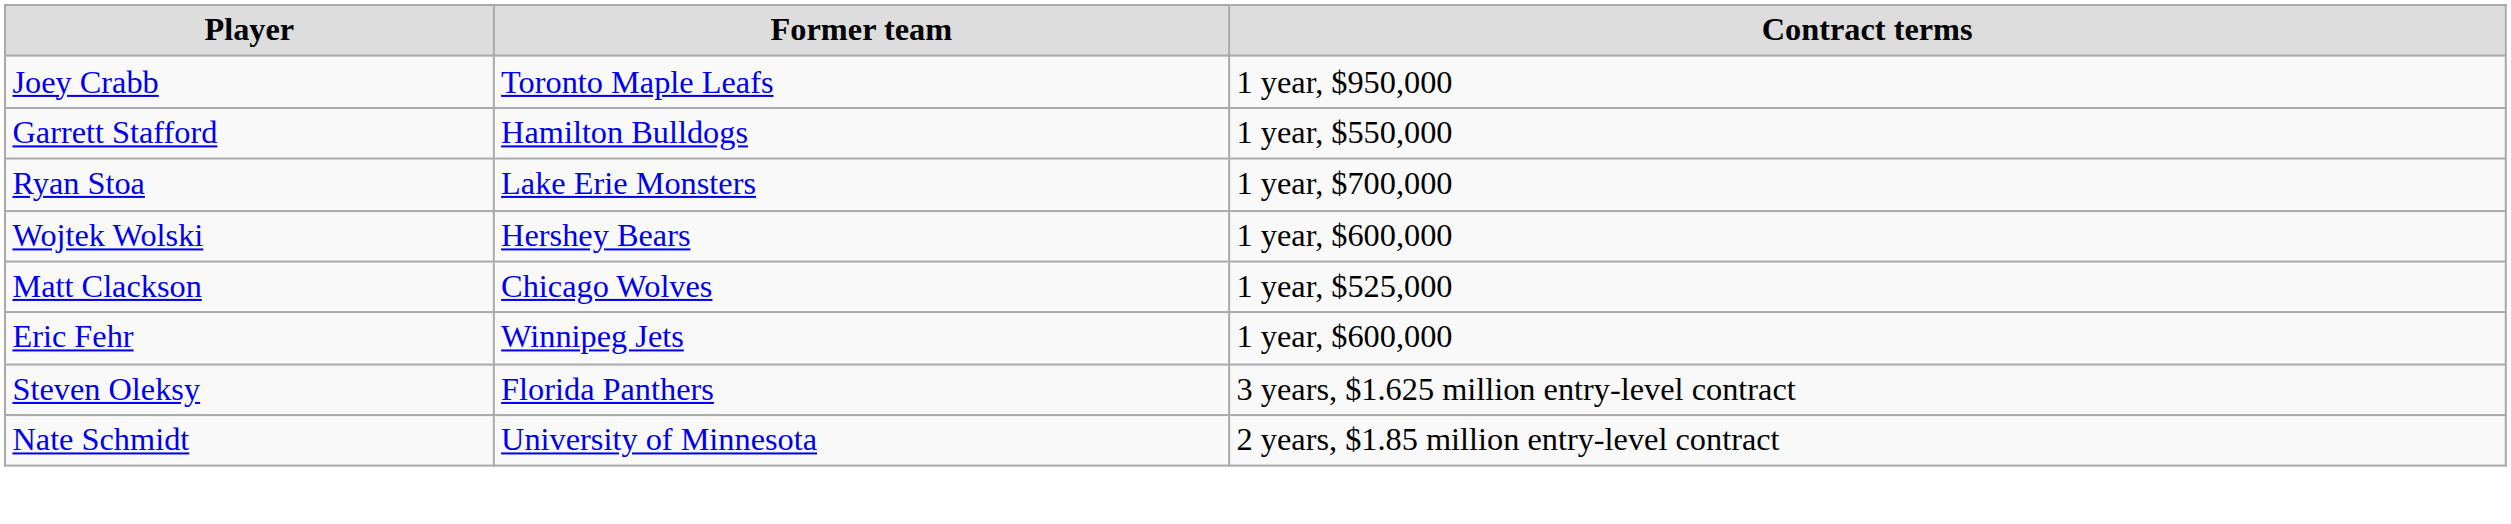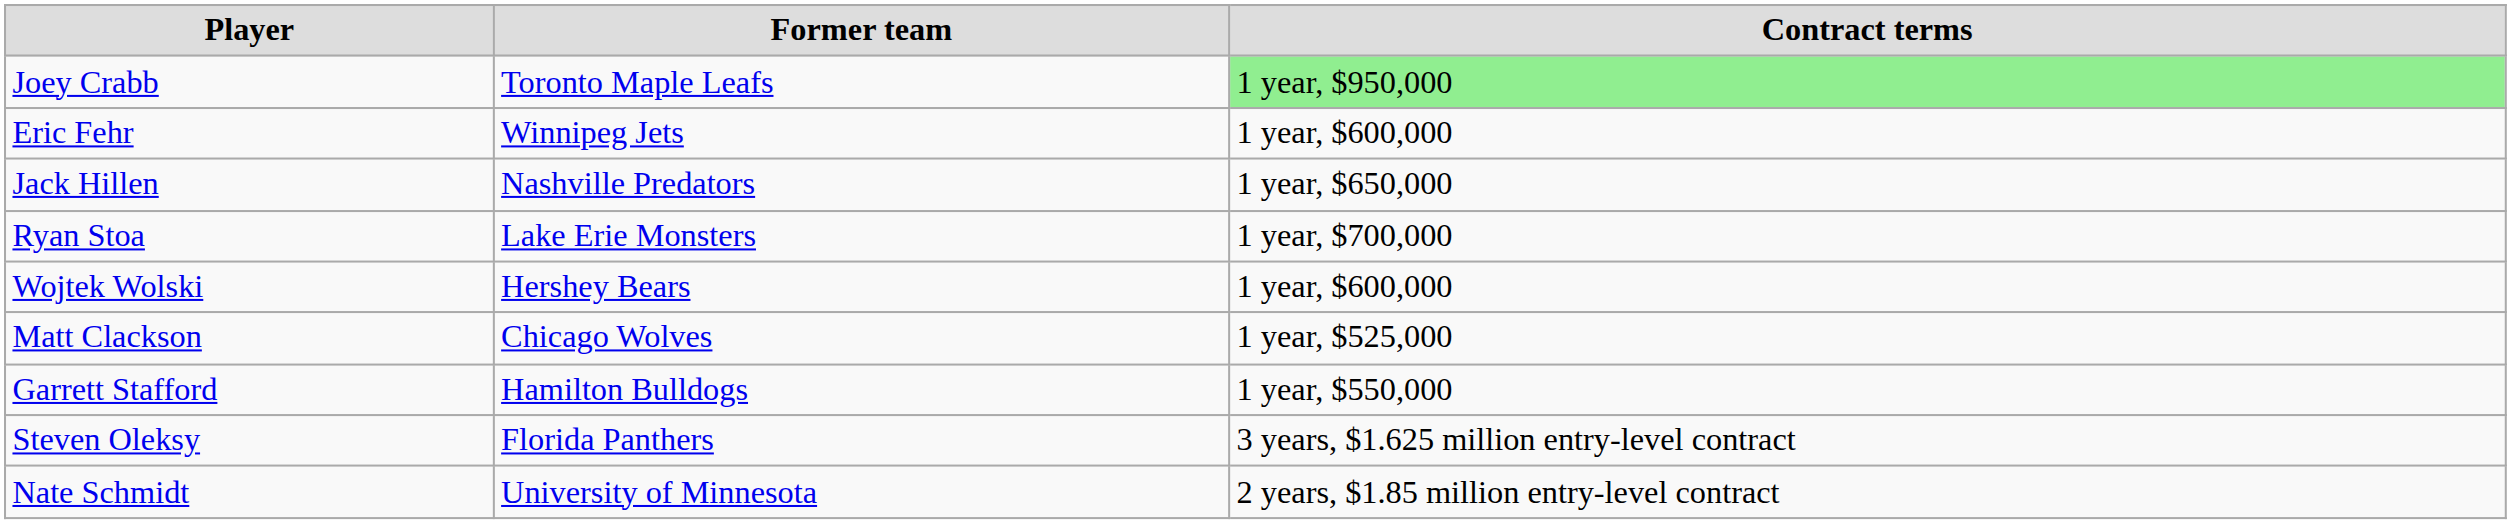(1345, 81) no background -> (1345, 81) lightgreen background
rows swapped: (115, 132) <-> (73, 337)
+ row: (86, 183)
